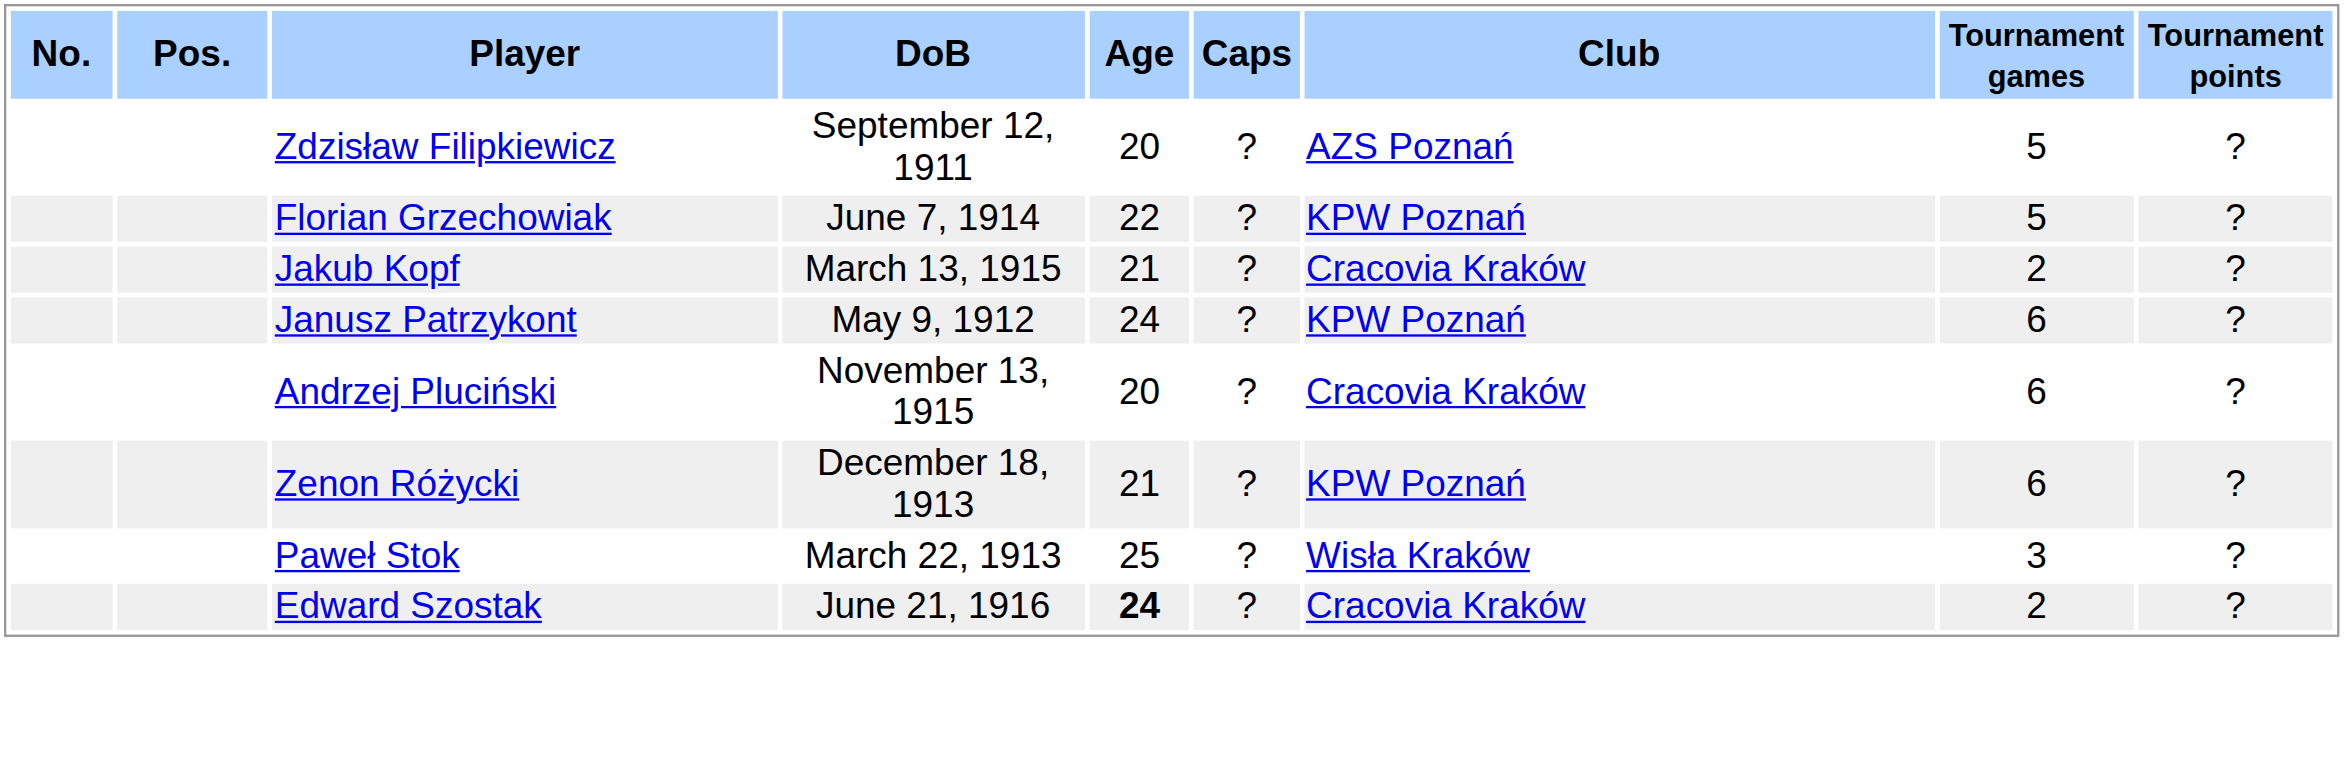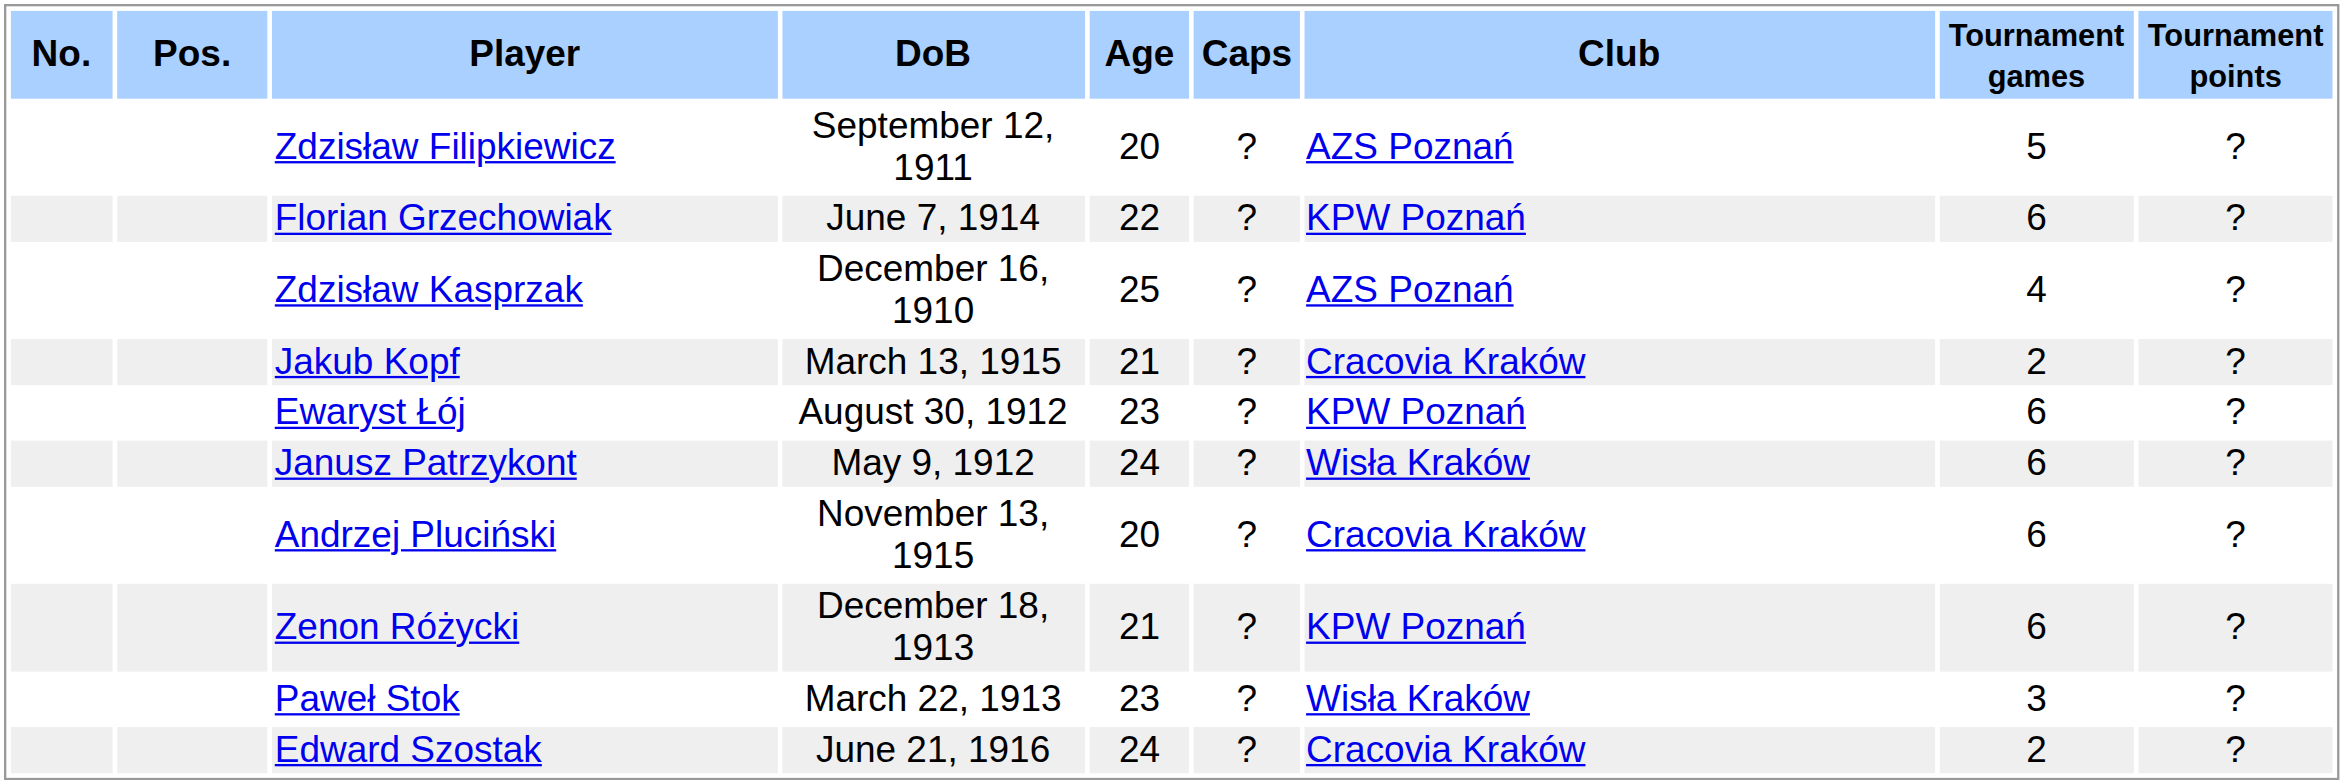(2036, 218) 5 -> (2036, 218) 6
+ row: (429, 289)
+ row: (370, 412)
(1416, 319) KPW Poznań -> (1418, 463) Wisła Kraków
(1140, 555) 25 -> (1140, 698) 23
(1140, 606) bold -> (1140, 749) normal
